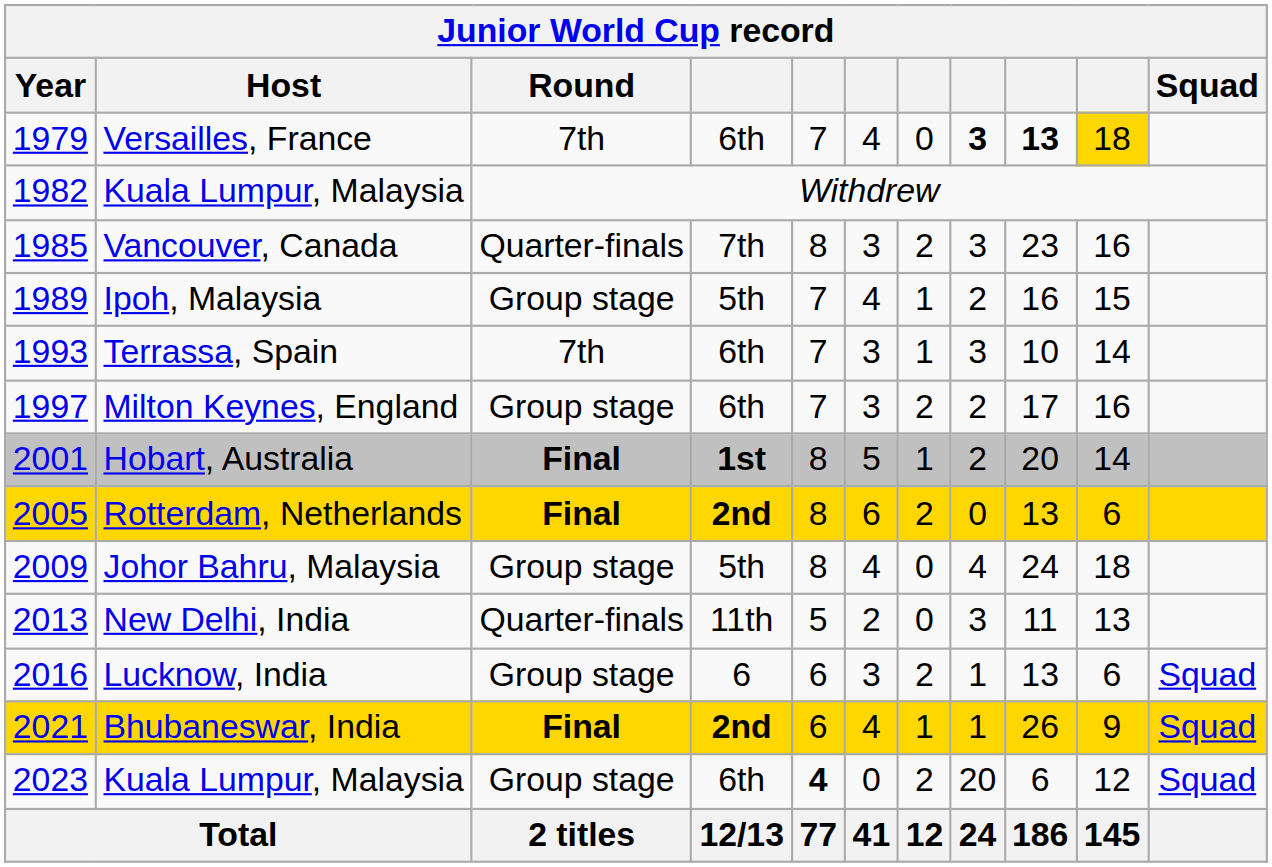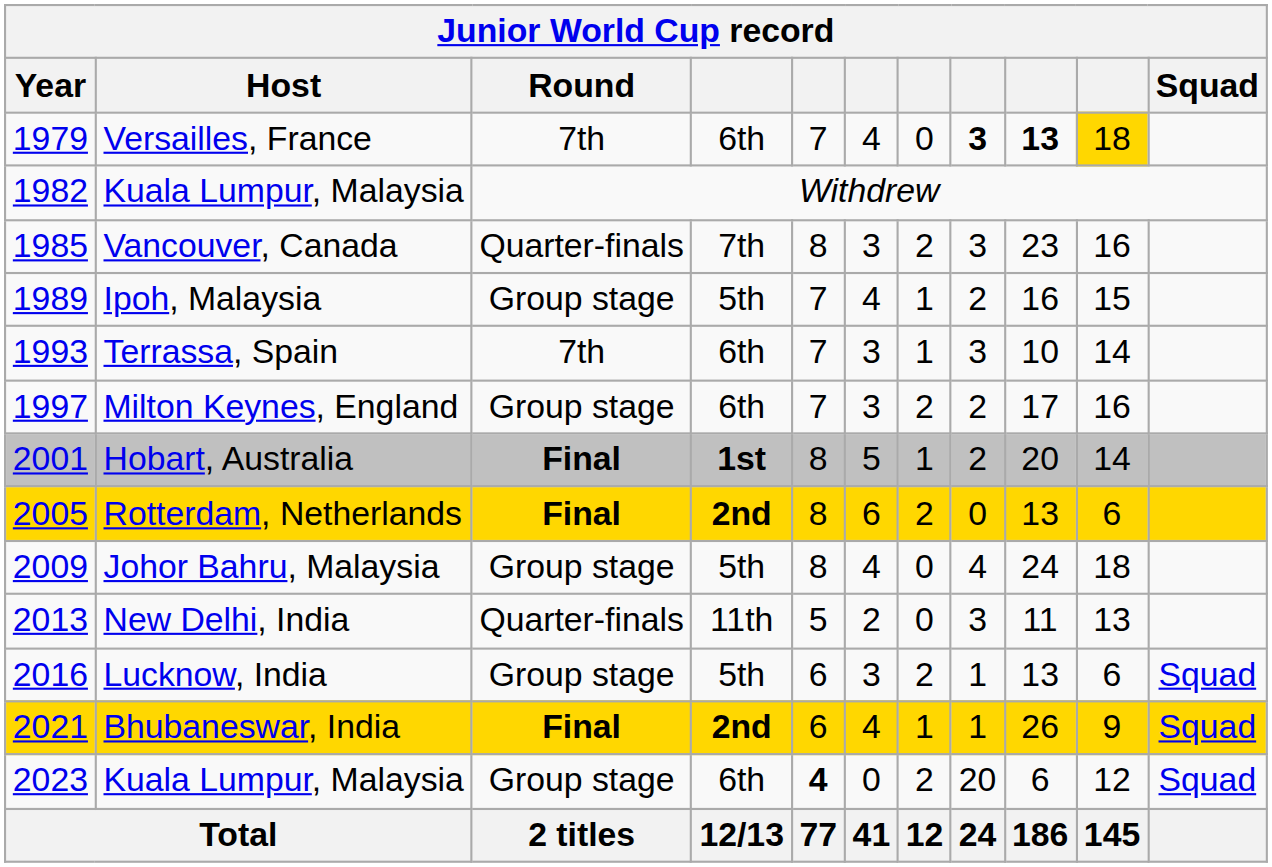(742, 673) 6 -> (742, 673) 5th
